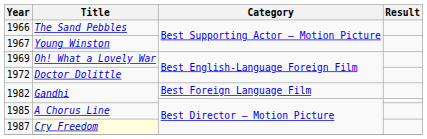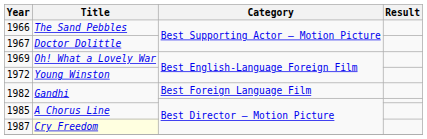(72, 44) Young Winston -> (78, 44) Doctor Dolittle
(78, 75) Doctor Dolittle -> (72, 75) Young Winston
